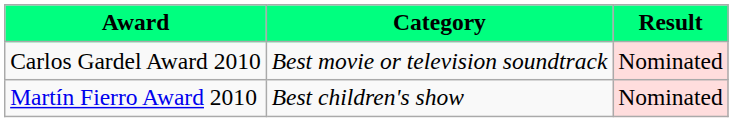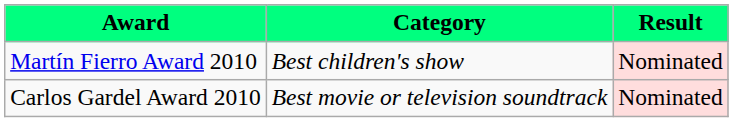rows swapped: (134, 97) <-> (135, 60)
